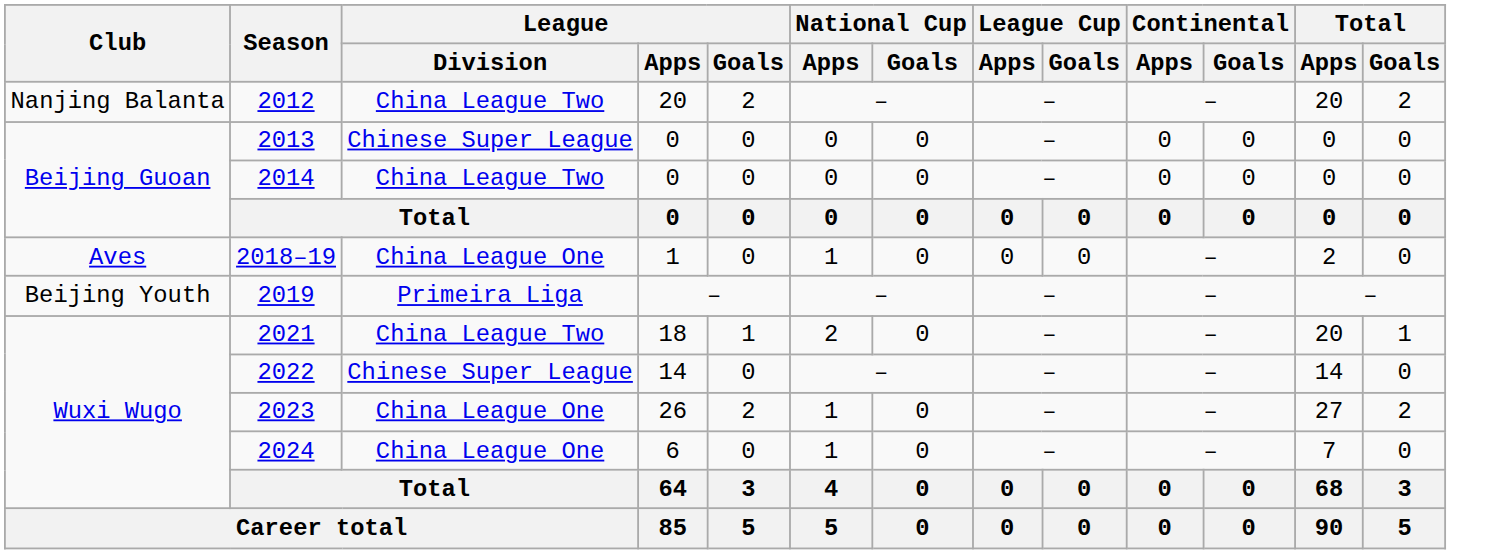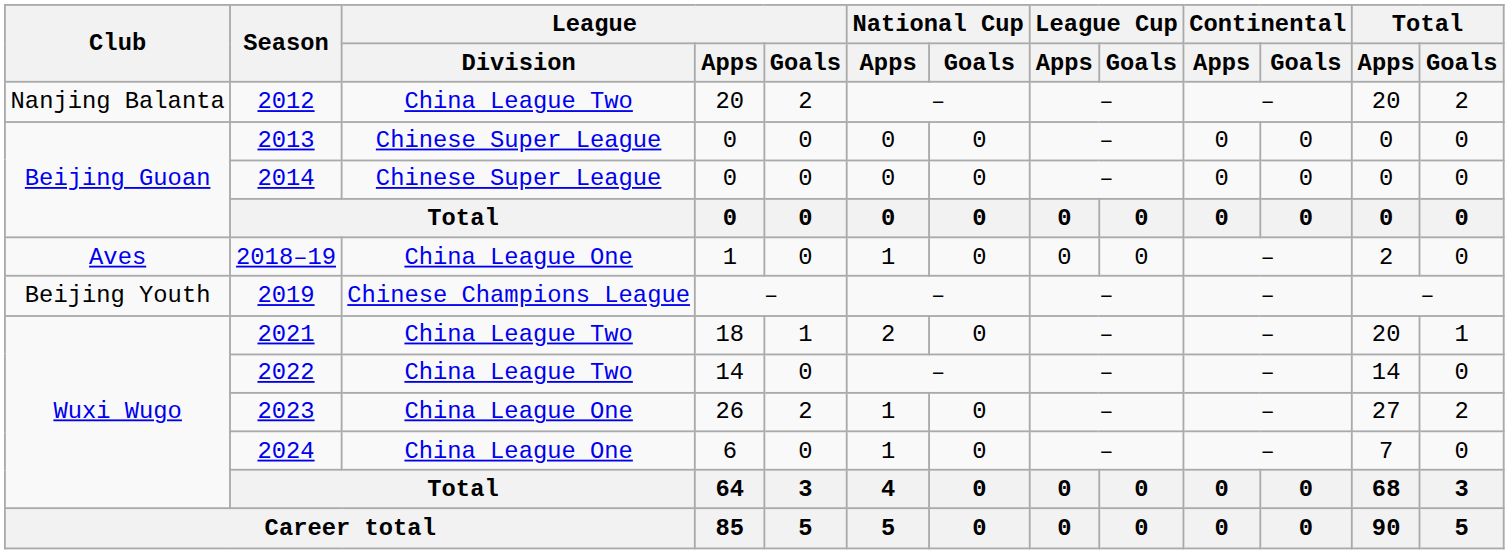(490, 179) China League Two -> (519, 179) Chinese Super League
(490, 296) Primeira Liga -> (519, 296) Chinese Champions League
(490, 373) Chinese Super League -> (519, 373) China League Two
